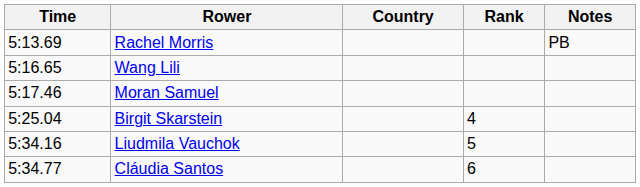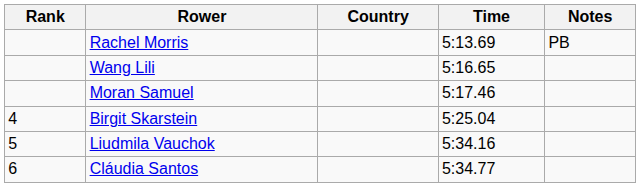columns swapped: (504, 17) <-> (58, 17)
